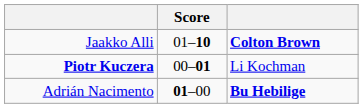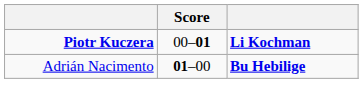- row: (120, 41)
(268, 66) normal -> (270, 41) bold
